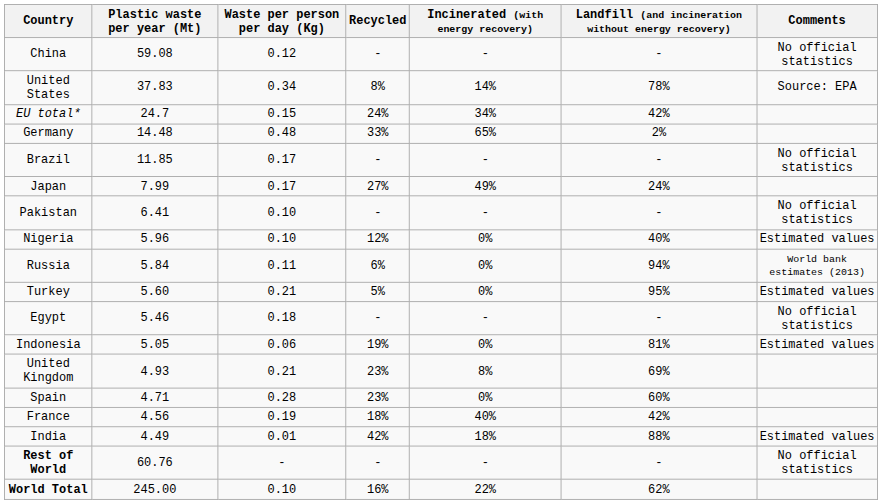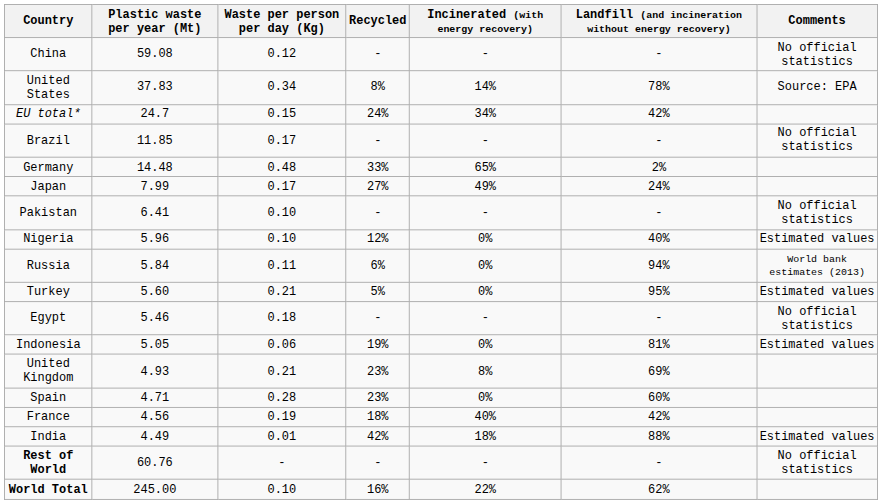rows swapped: (48, 134) <-> (48, 160)
